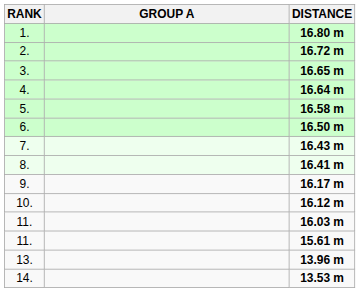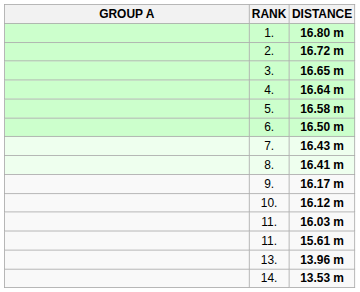columns swapped: (24, 14) <-> (167, 14)
